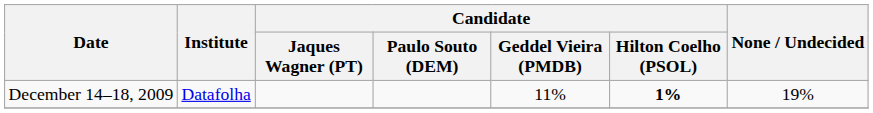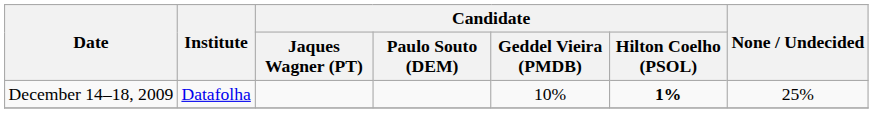(550, 94) 11% -> (550, 94) 10%
(798, 94) 19% -> (798, 94) 25%
